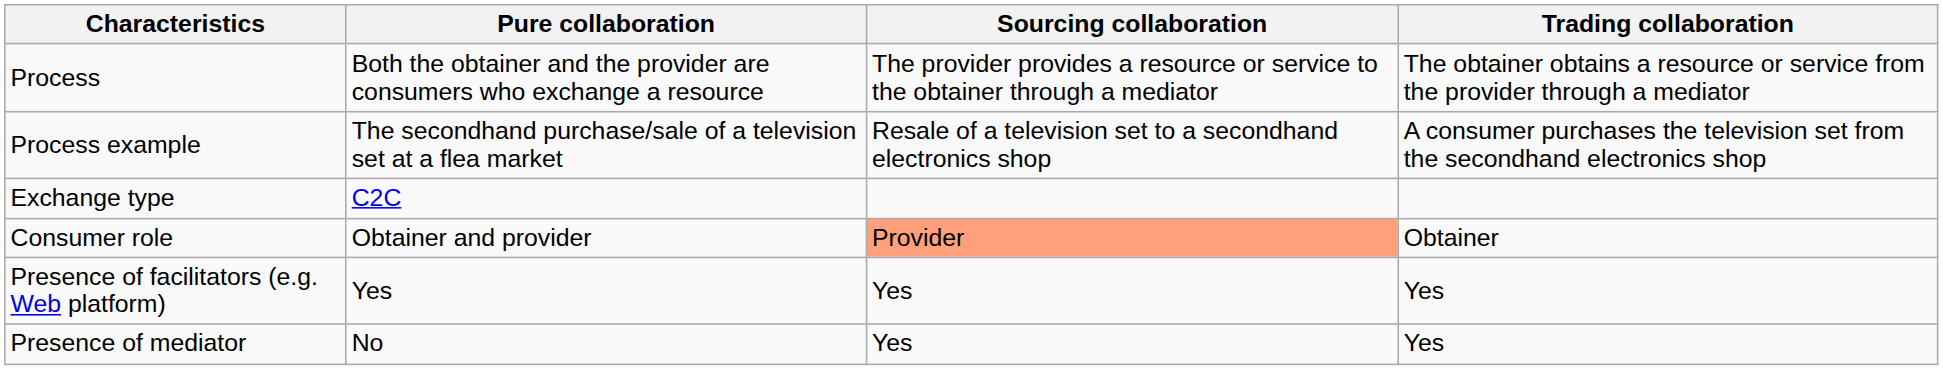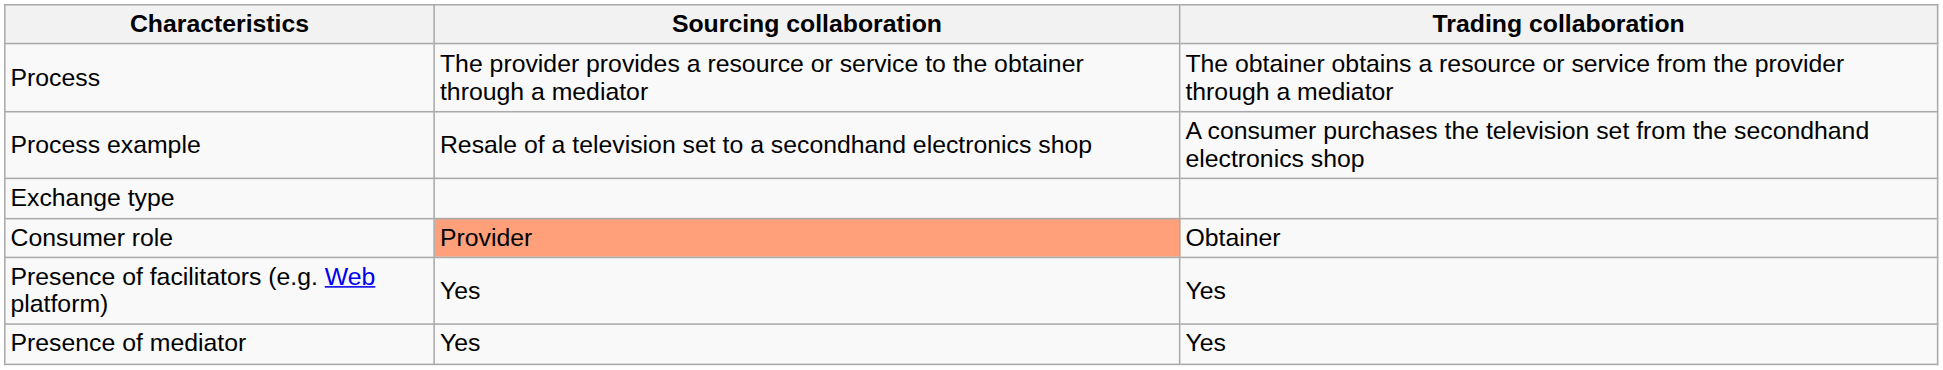- column: (606, 24)
